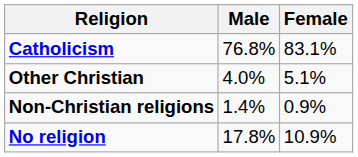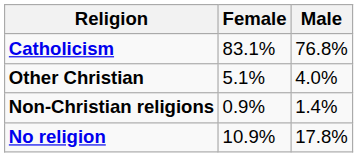columns swapped: (249, 19) <-> (316, 19)
